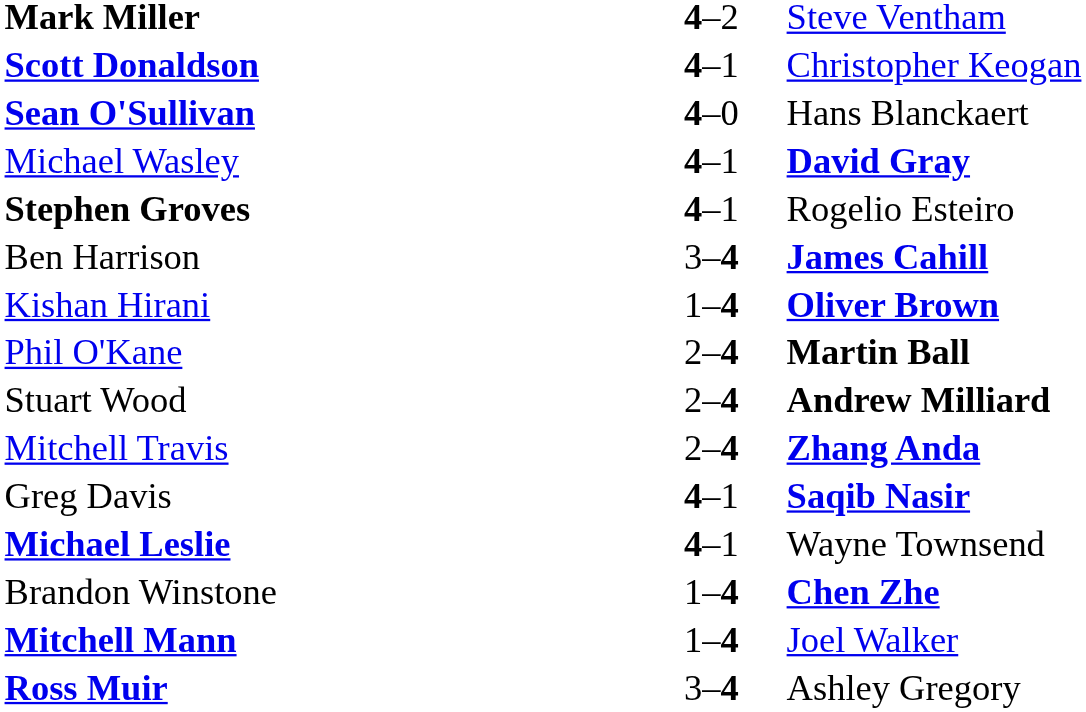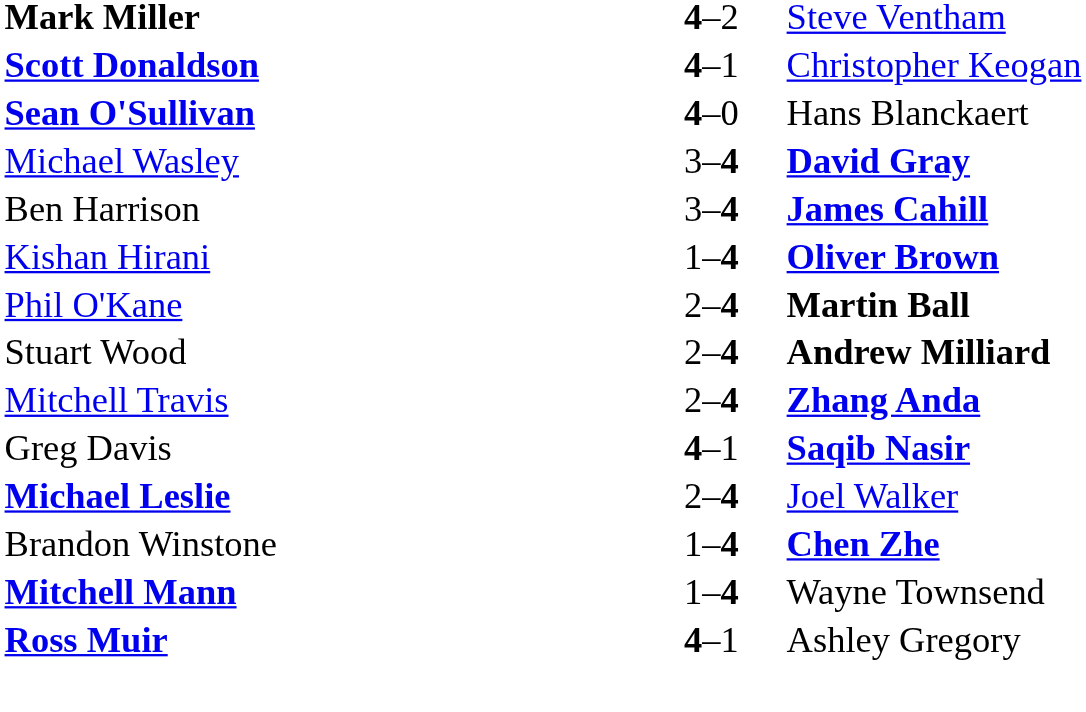(711, 160) 4–1 -> (711, 160) 3–4
- row: (127, 208)
(711, 543) 4–1 -> (711, 496) 2–4
(916, 543) Wayne Townsend -> (872, 496) Joel Walker
(872, 639) Joel Walker -> (916, 591) Wayne Townsend
(711, 687) 3–4 -> (711, 639) 4–1
